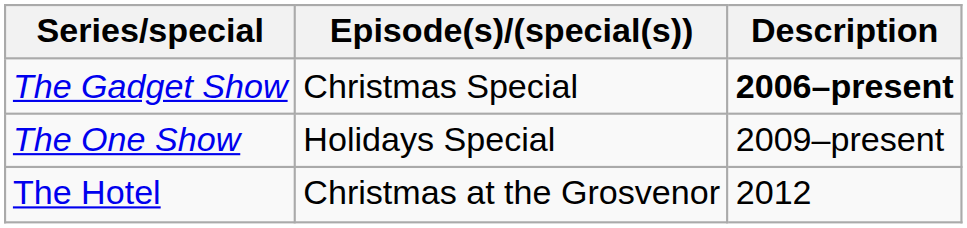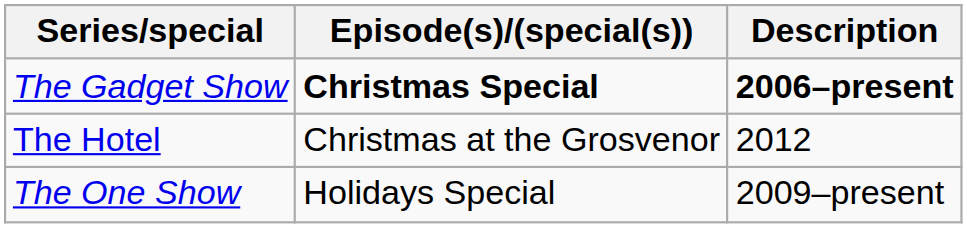(441, 85) normal -> (451, 85) bold
rows swapped: (87, 193) <-> (127, 139)
